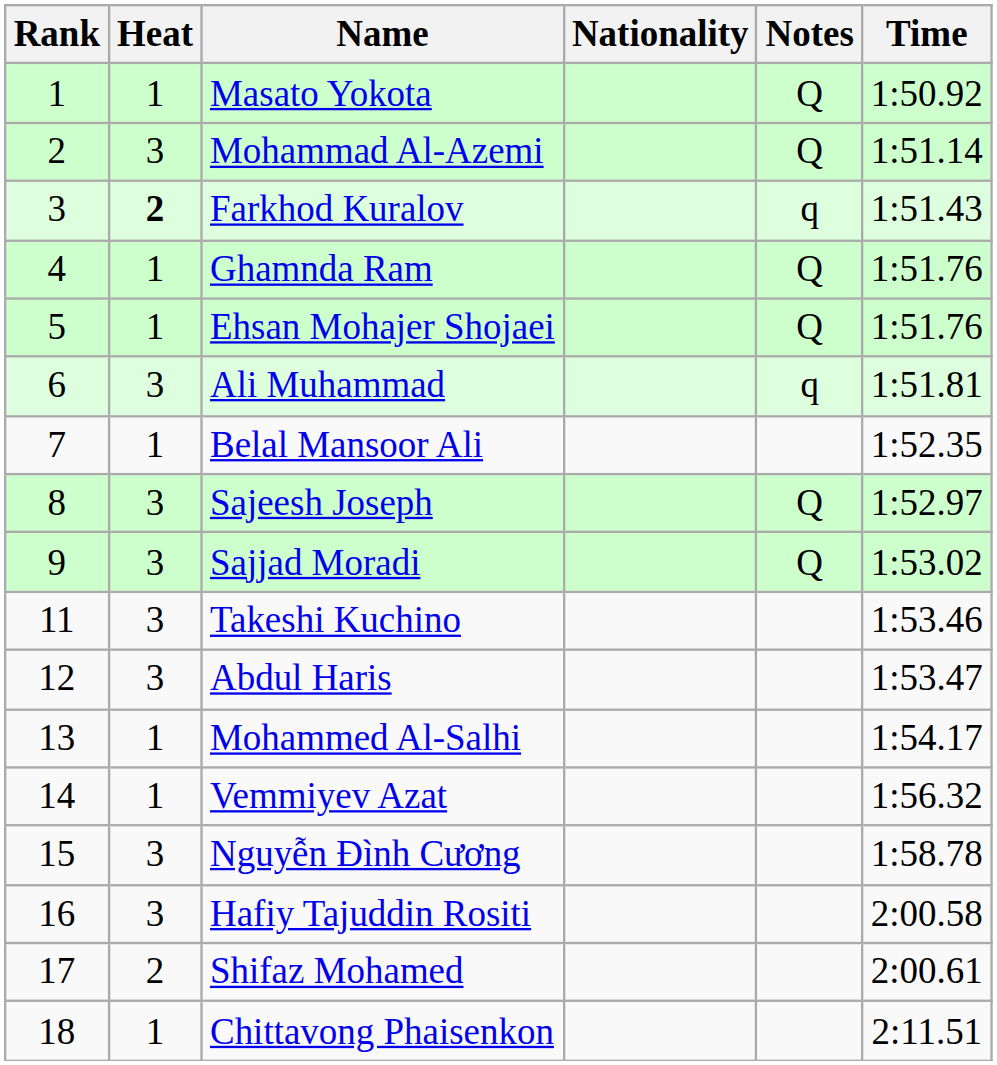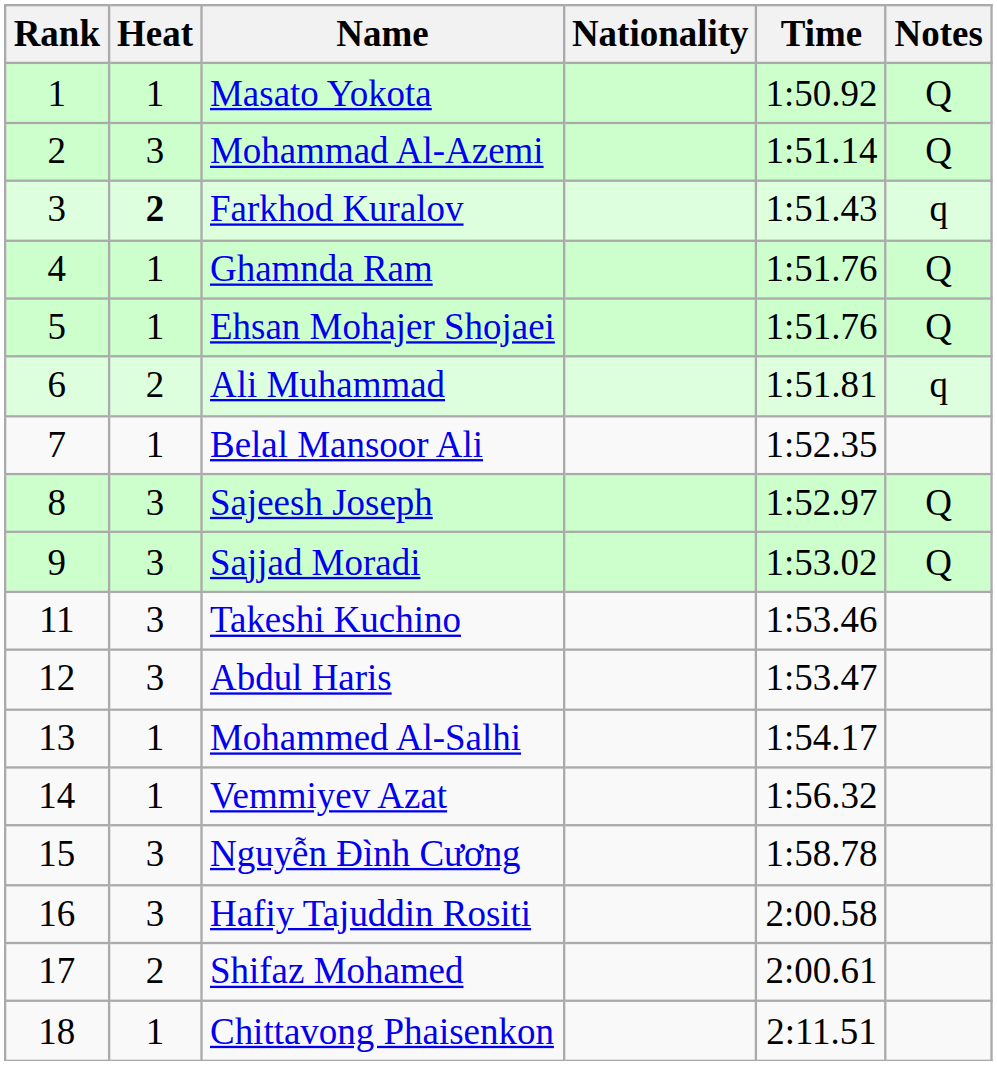columns swapped: (927, 33) <-> (810, 33)
(155, 385) 3 -> (155, 385) 2
